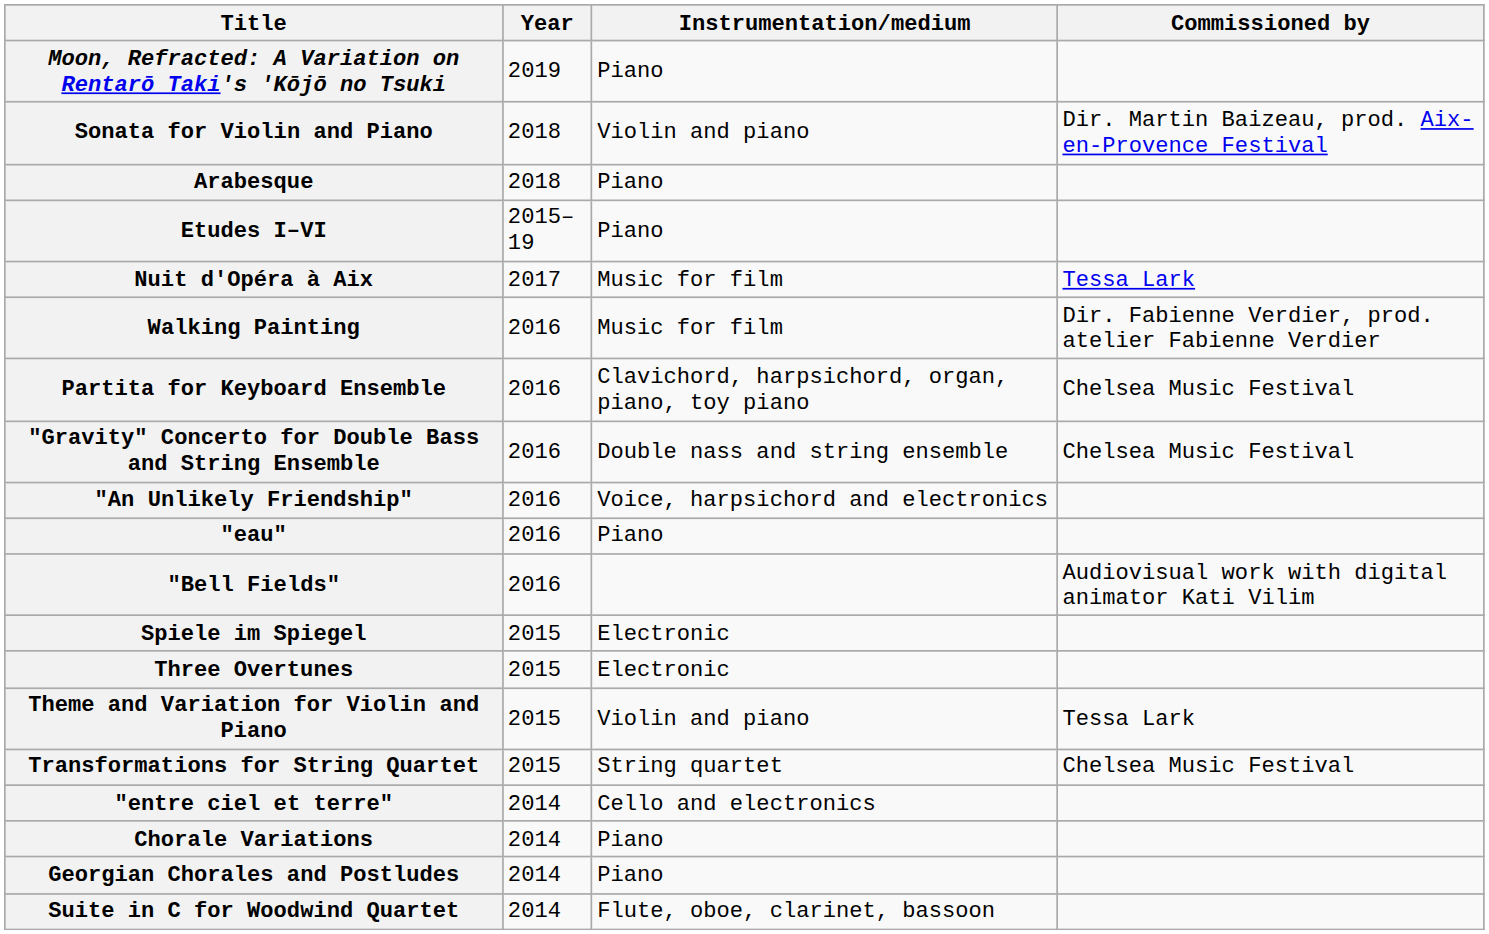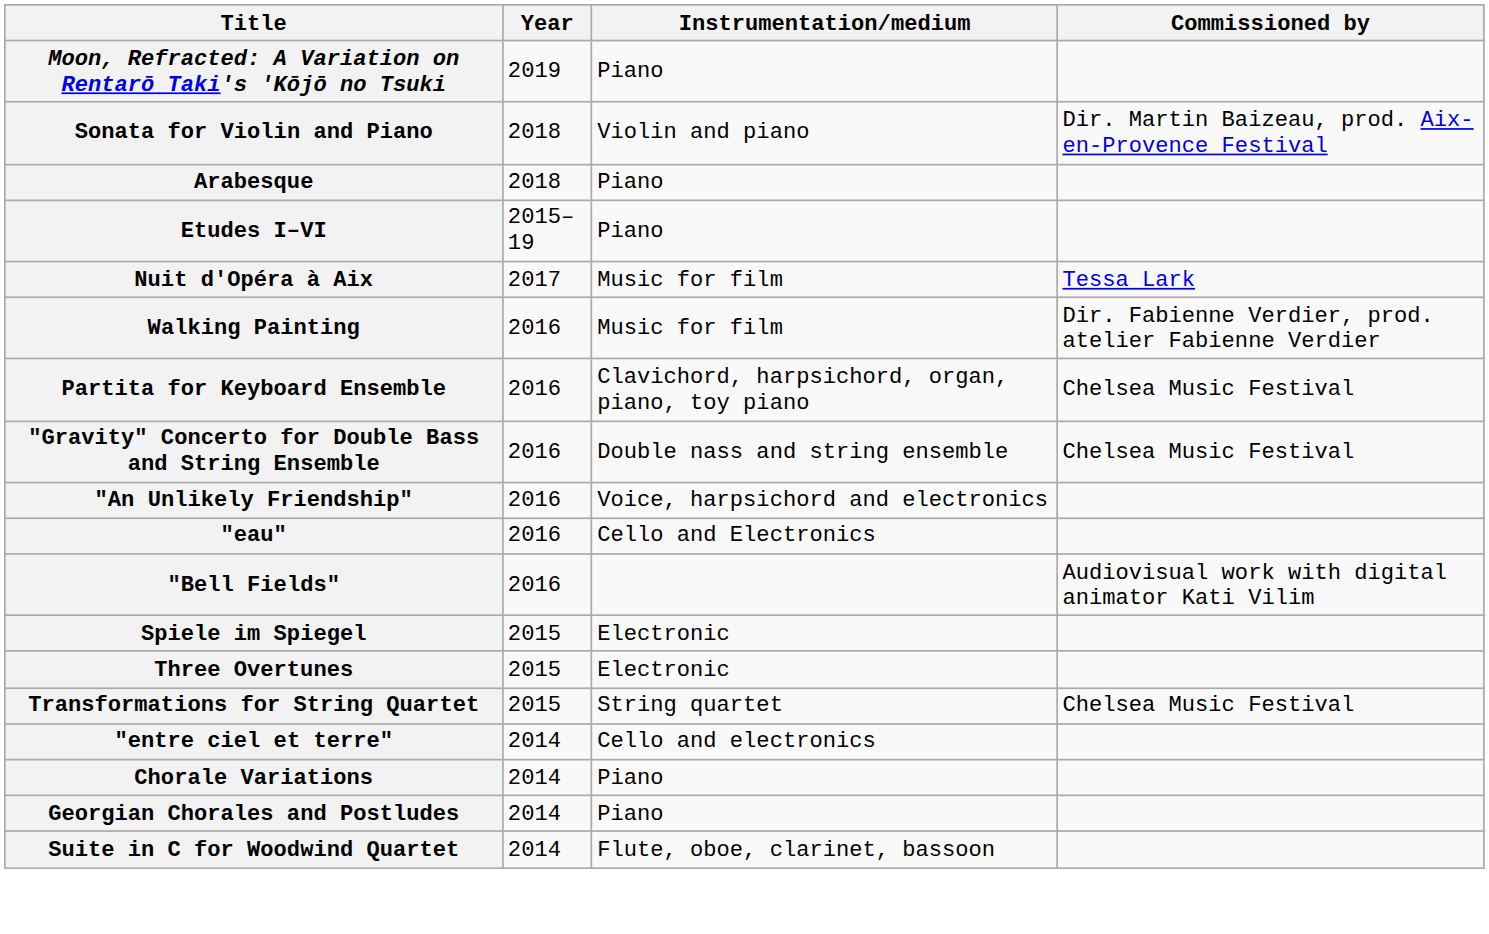(630, 536) Piano -> (736, 536) Cello and Electronics
- row: (254, 718)
